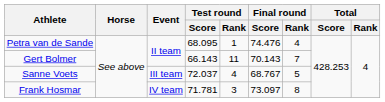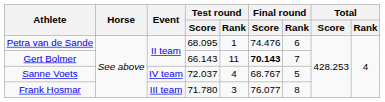(297, 43) 4 -> (297, 43) 6
(265, 59) normal -> (265, 59) bold
(166, 74) III team -> (166, 74) IV team
(166, 90) IV team -> (166, 90) III team
(202, 90) 71.781 -> (202, 90) 71.780
(265, 90) 73.097 -> (265, 90) 76.077
